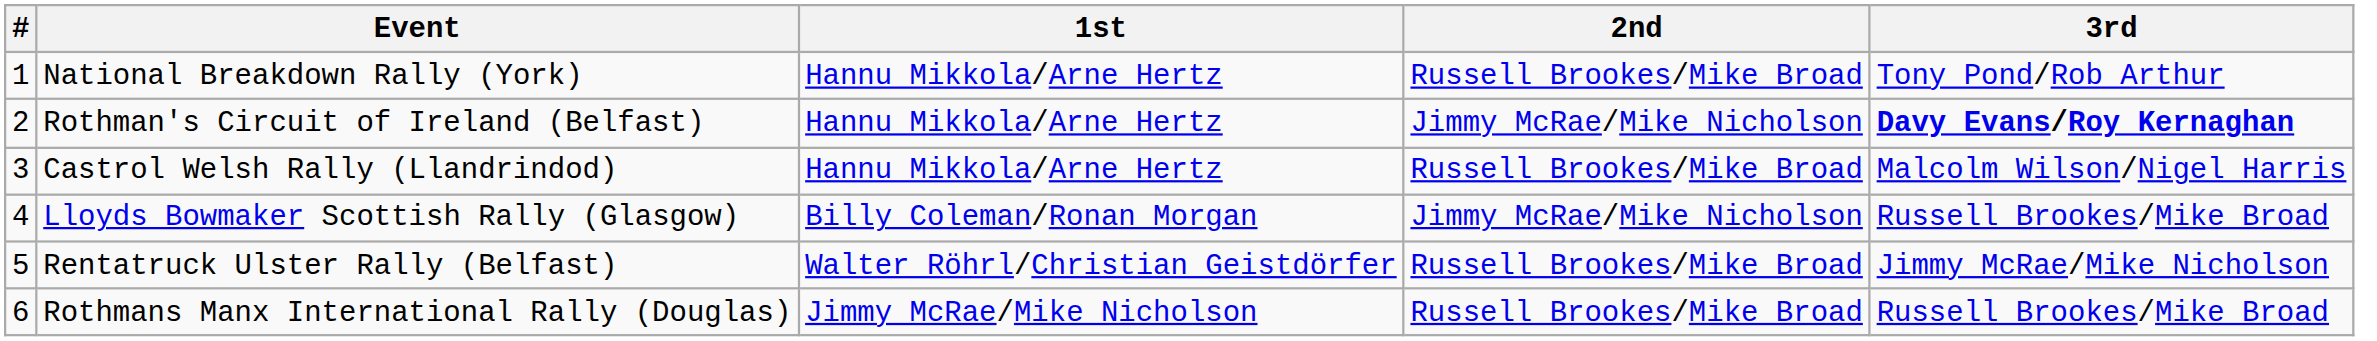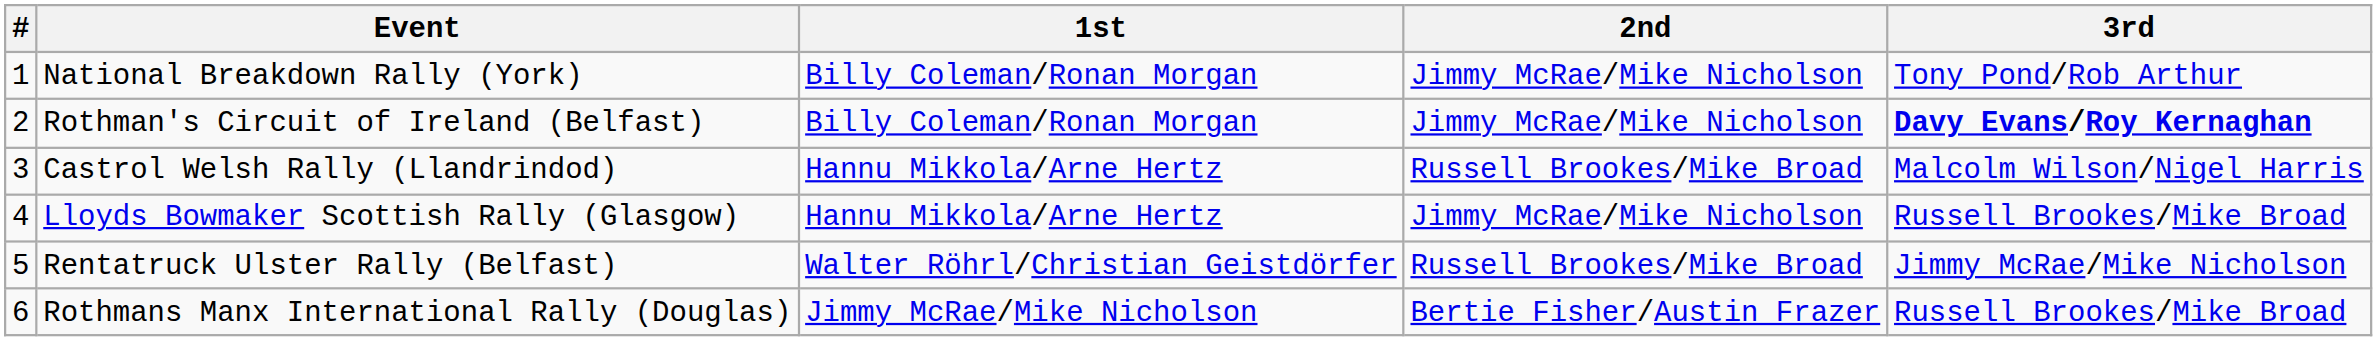(1014, 76) Hannu Mikkola/Arne Hertz -> (1031, 76) Billy Coleman/Ronan Morgan
(1637, 76) Russell Brookes/Mike Broad -> (1637, 76) Jimmy McRae/Mike Nicholson
(1014, 123) Hannu Mikkola/Arne Hertz -> (1031, 123) Billy Coleman/Ronan Morgan
(1031, 218) Billy Coleman/Ronan Morgan -> (1014, 218) Hannu Mikkola/Arne Hertz
(1637, 312) Russell Brookes/Mike Broad -> (1645, 312) Bertie Fisher/Austin Frazer
